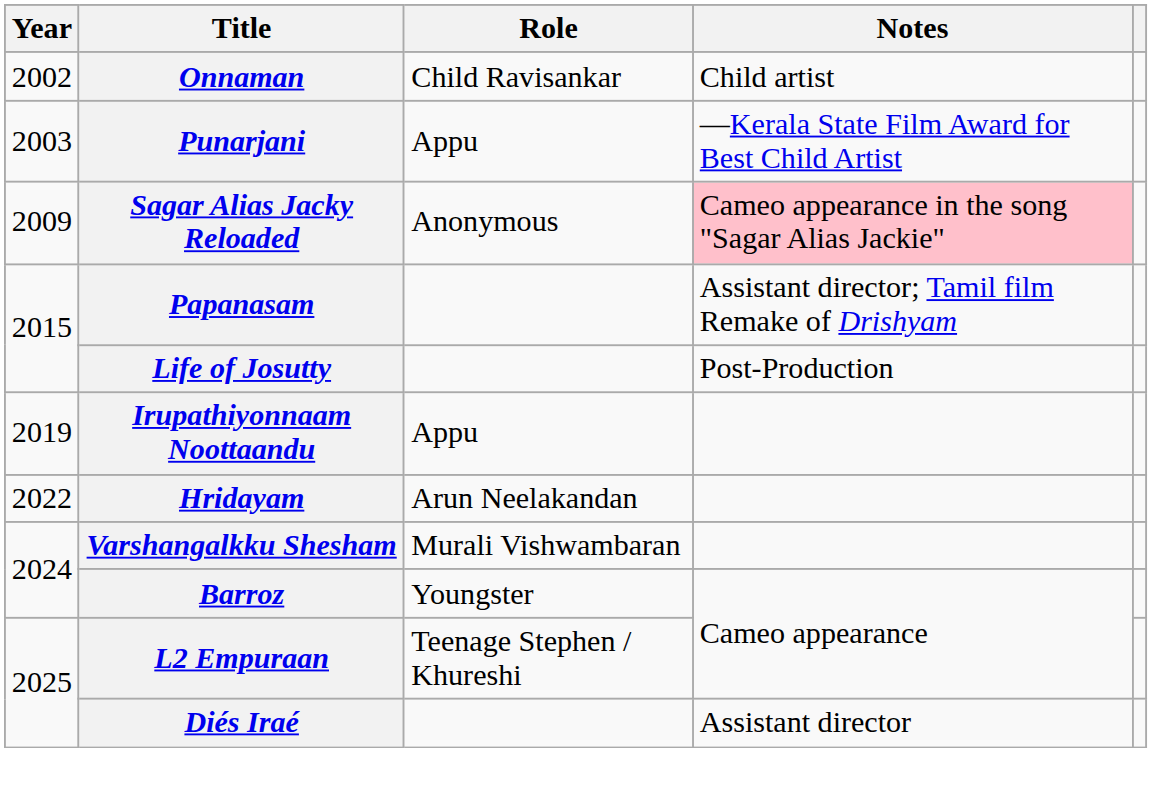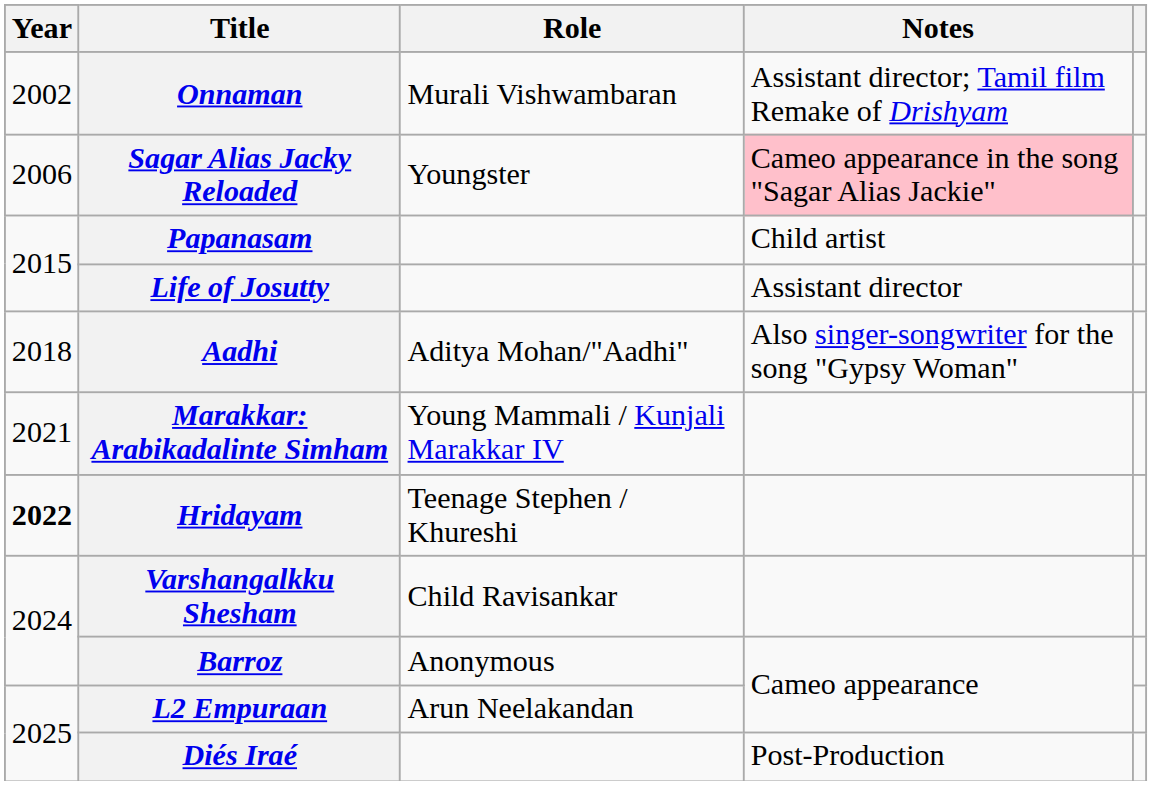(516, 76) Child Ravisankar -> (542, 92) Murali Vishwambaran
(767, 76) Child artist -> (928, 92) Assistant director; Tamil film Remake of Drishyam
- row: (242, 140)
(42, 222) 2009 -> (42, 174) 2006
(485, 222) Anonymous -> (469, 174) Youngster
(877, 303) Assistant director; Tamil film Remake of Drishyam -> (818, 239) Child artist
(797, 368) Post-Production -> (856, 286) Assistant director
+ row: (240, 351)
- row: (242, 433)
+ row: (240, 433)
(42, 497) normal -> (42, 514) bold
(524, 497) Arun Neelakandan -> (518, 514) Teenage Stephen / Khureshi
(546, 545) Murali Vishwambaran -> (512, 596) Child Ravisankar
(472, 593) Youngster -> (481, 660) Anonymous
(521, 657) Teenage Stephen / Khureshi -> (521, 708) Arun Neelakandan
(805, 722) Assistant director -> (848, 756) Post-Production
